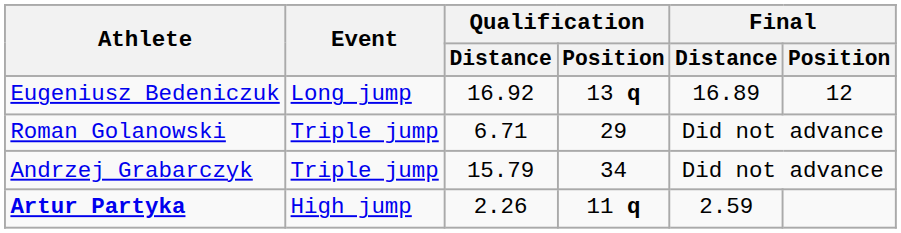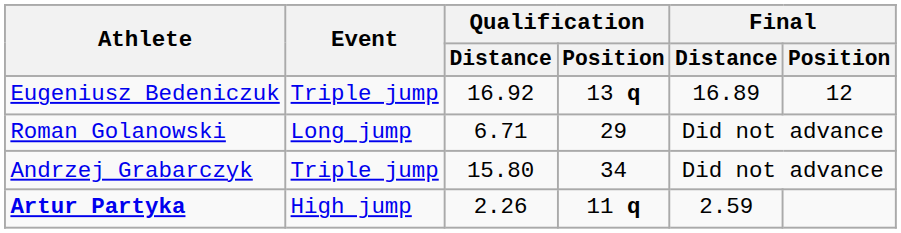(351, 95) Long jump -> (365, 95) Triple jump
(365, 132) Triple jump -> (351, 132) Long jump
(501, 170) 15.79 -> (501, 170) 15.80
